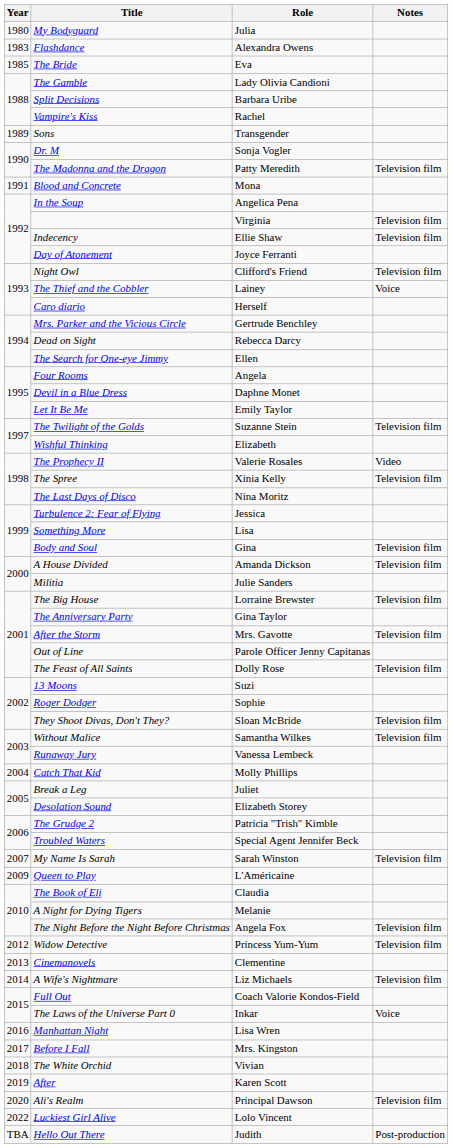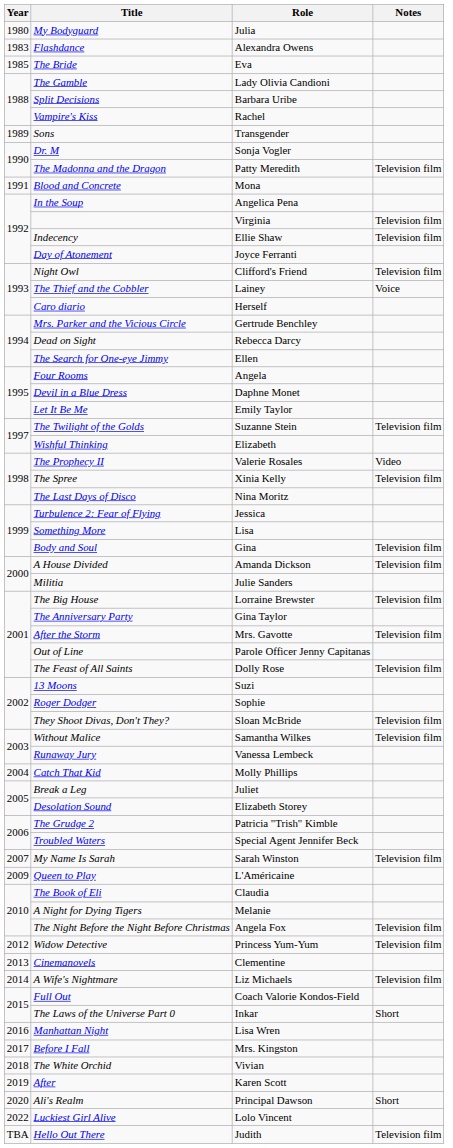(388, 1013) Voice -> (387, 1013) Short
(408, 1100) Television film -> (387, 1100) Short
(410, 1134) Post-production -> (408, 1134) Television film
